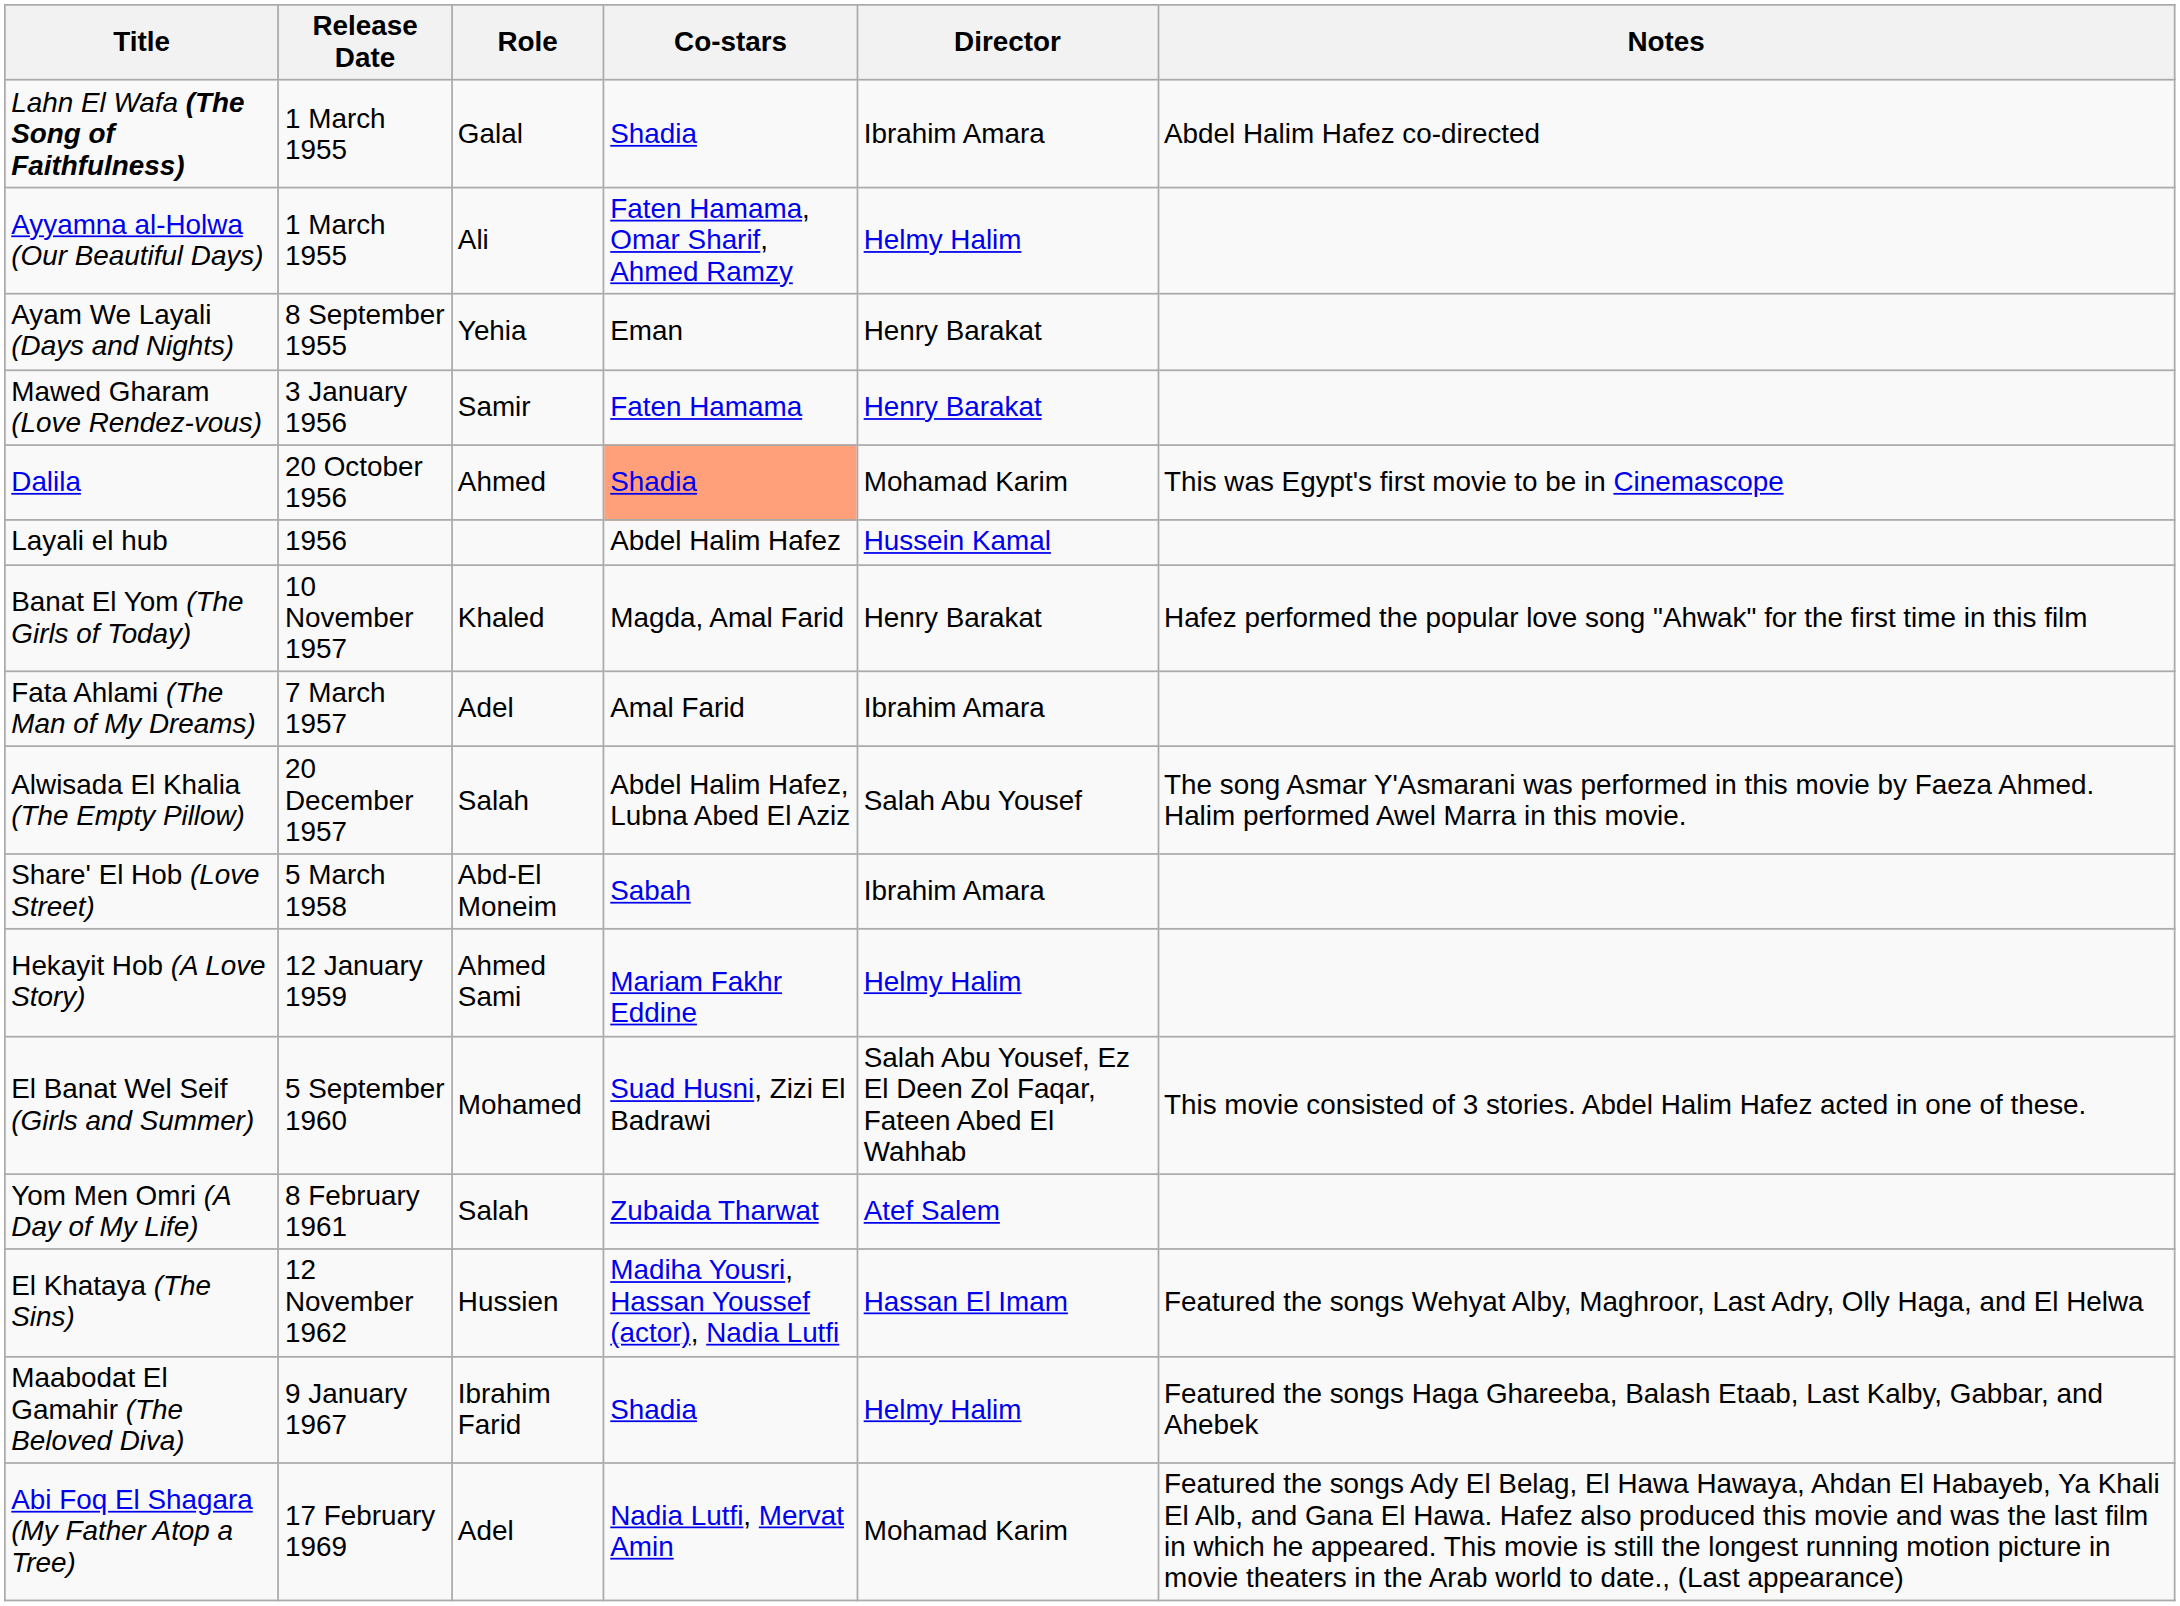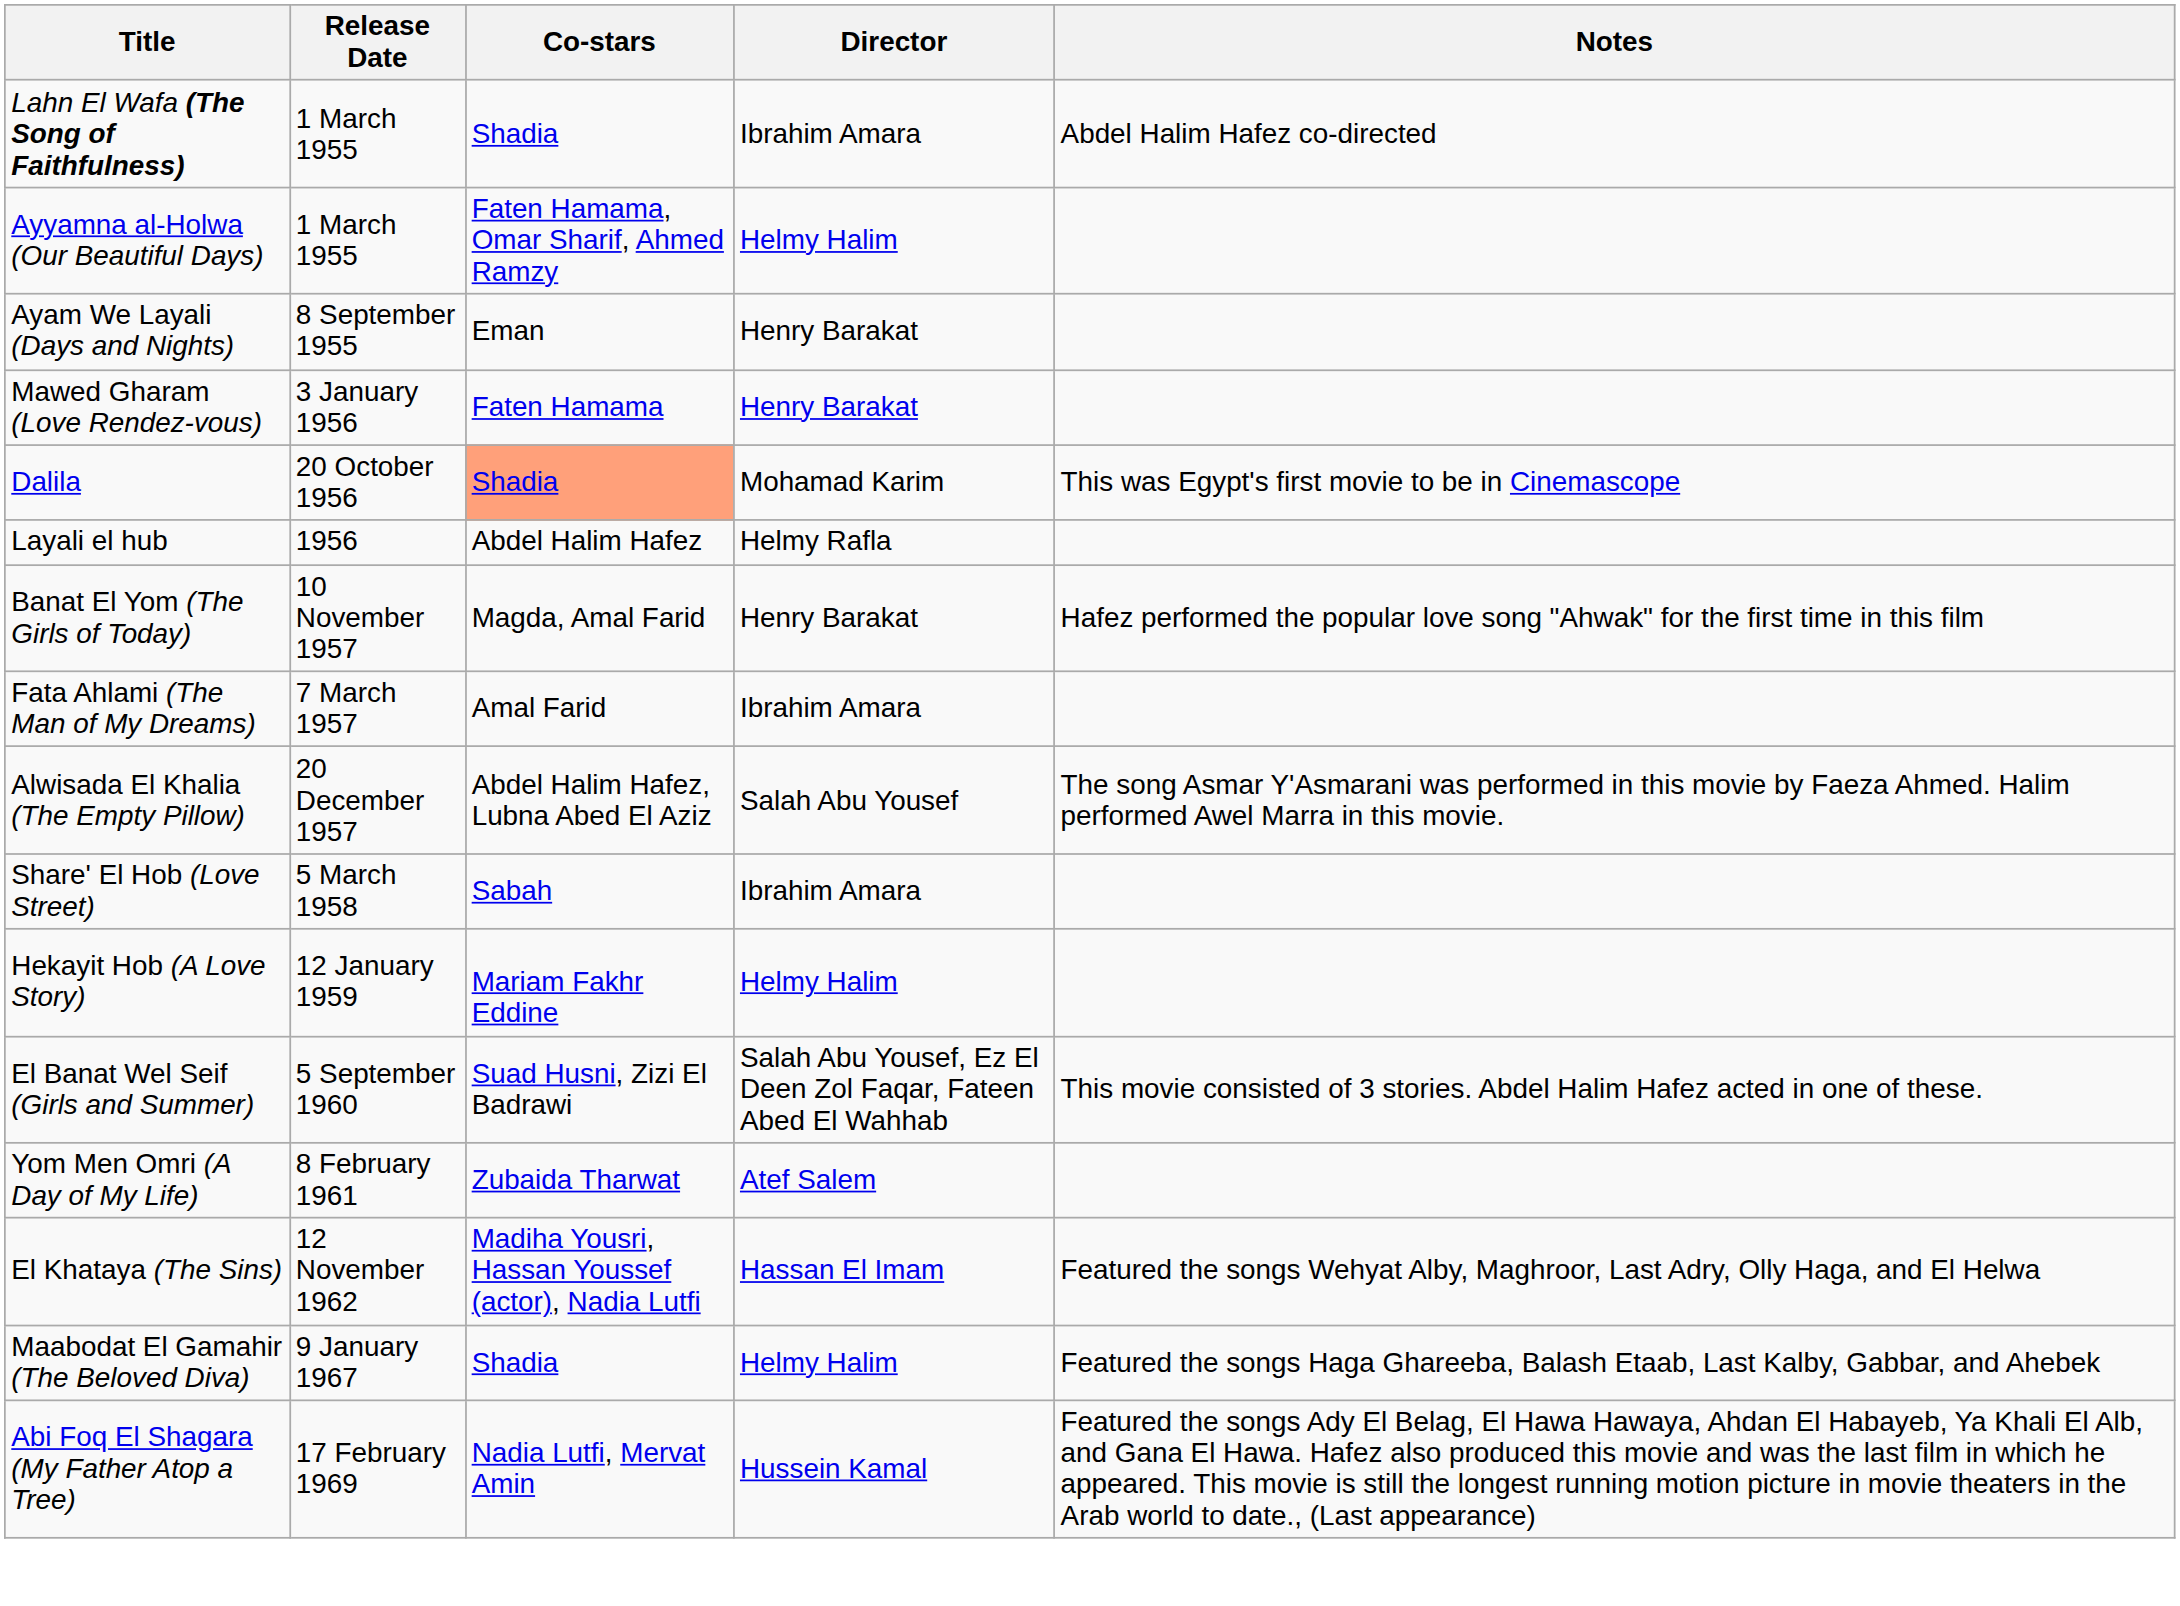- column: (528, 42)
(957, 542) Hussein Kamal -> (816, 542) Helmy Rafla
(966, 1531) Mohamad Karim -> (834, 1469) Hussein Kamal
